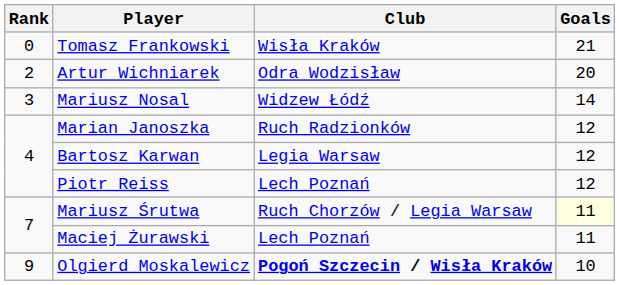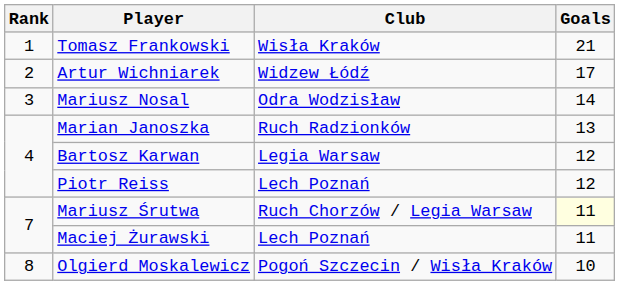(29, 46) 0 -> (29, 46) 1
(329, 74) Odra Wodzisław -> (314, 74) Widzew Łódź
(586, 74) 20 -> (586, 74) 17
(314, 101) Widzew Łódź -> (329, 101) Odra Wodzisław
(586, 129) 12 -> (586, 129) 13
(29, 266) 9 -> (29, 266) 8
(405, 266) bold -> (405, 266) normal
